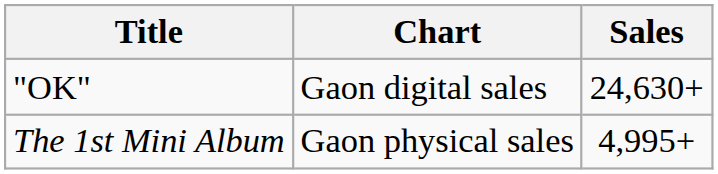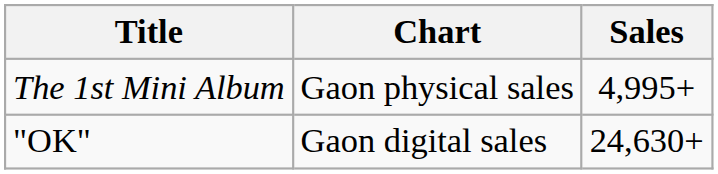rows swapped: (149, 140) <-> (52, 86)
